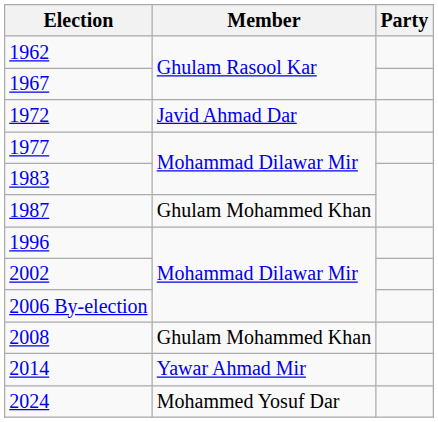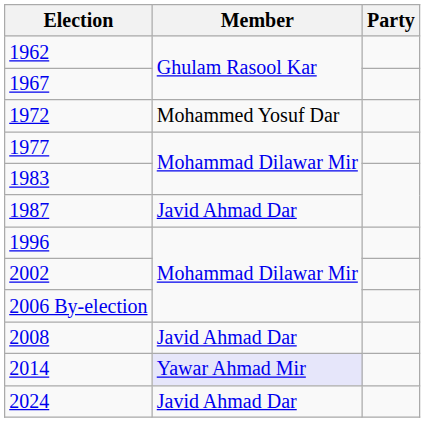(227, 115) Javid Ahmad Dar -> (248, 115) Mohammed Yosuf Dar
(264, 210) Ghulam Mohammed Khan -> (227, 210) Javid Ahmad Dar
(264, 337) Ghulam Mohammed Khan -> (227, 337) Javid Ahmad Dar
(231, 369) no background -> (231, 369) lavender background
(248, 400) Mohammed Yosuf Dar -> (227, 400) Javid Ahmad Dar
